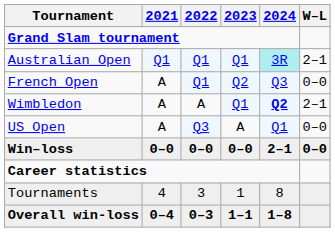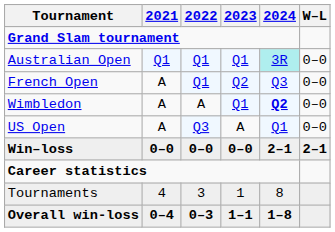(315, 60) 2–1 -> (315, 60) 0–0
(315, 105) 2–1 -> (315, 105) 0–0
(315, 149) 0–0 -> (315, 149) 2–1
